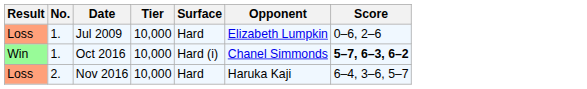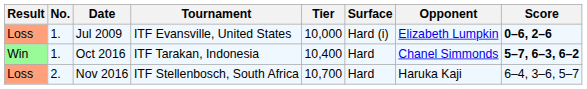+ column: (216, 13)
(190, 33) Hard -> (368, 33) Hard (i)
(357, 33) normal -> (528, 33) bold
(153, 53) 10,000 -> (323, 53) 10,400
(198, 53) Hard (i) -> (361, 53) Hard
(153, 73) 10,000 -> (323, 73) 10,700
